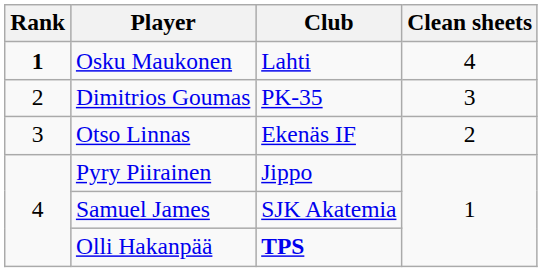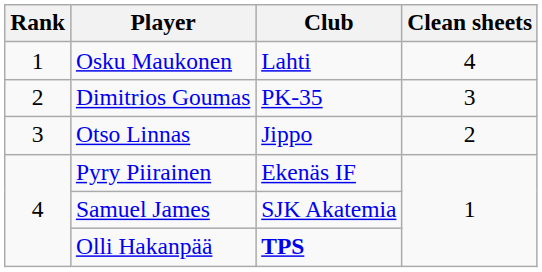(38, 60) bold -> (38, 60) normal
(309, 135) Ekenäs IF -> (287, 135) Jippo
(287, 172) Jippo -> (309, 172) Ekenäs IF
